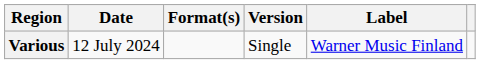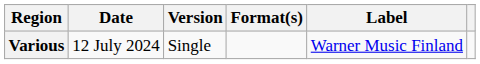columns swapped: (204, 17) <-> (275, 17)
